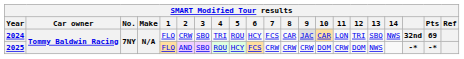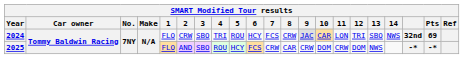(289, 35) CAR -> (289, 35) CRW
(289, 47) CRW -> (289, 47) CAR
